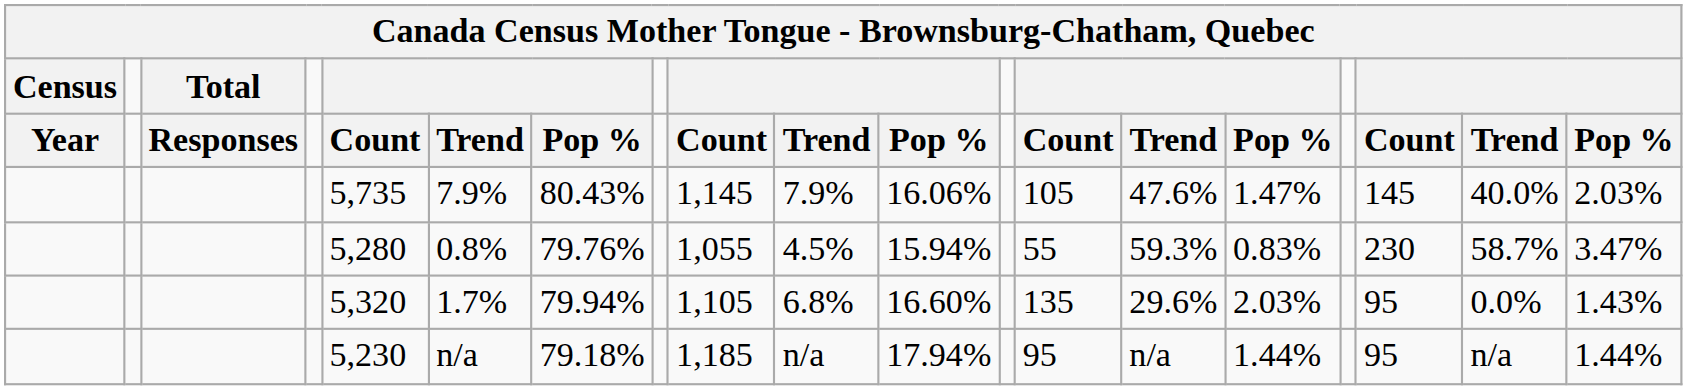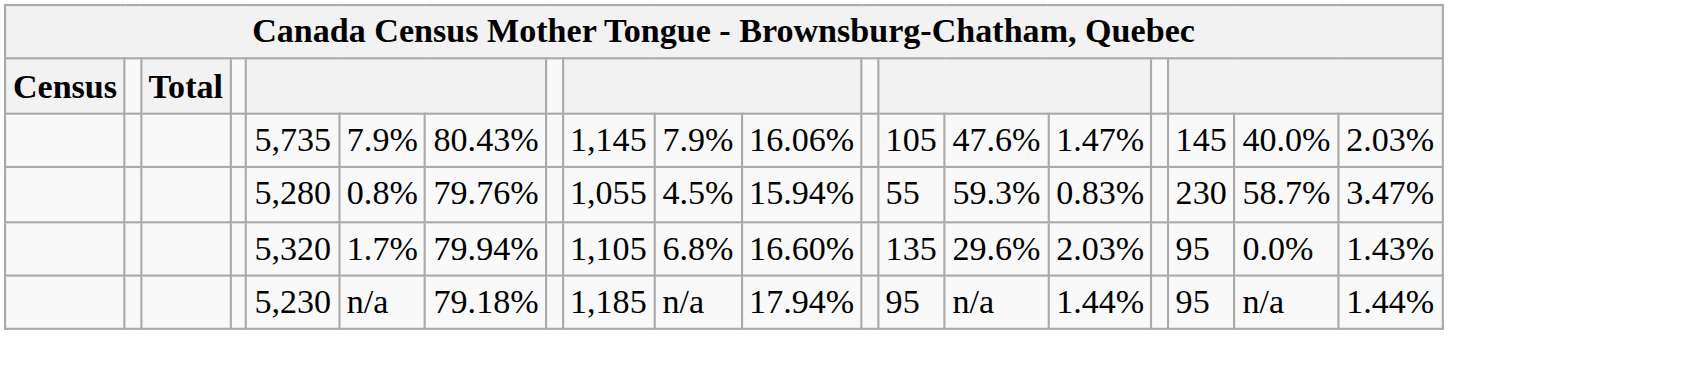- row: (65, 139)
